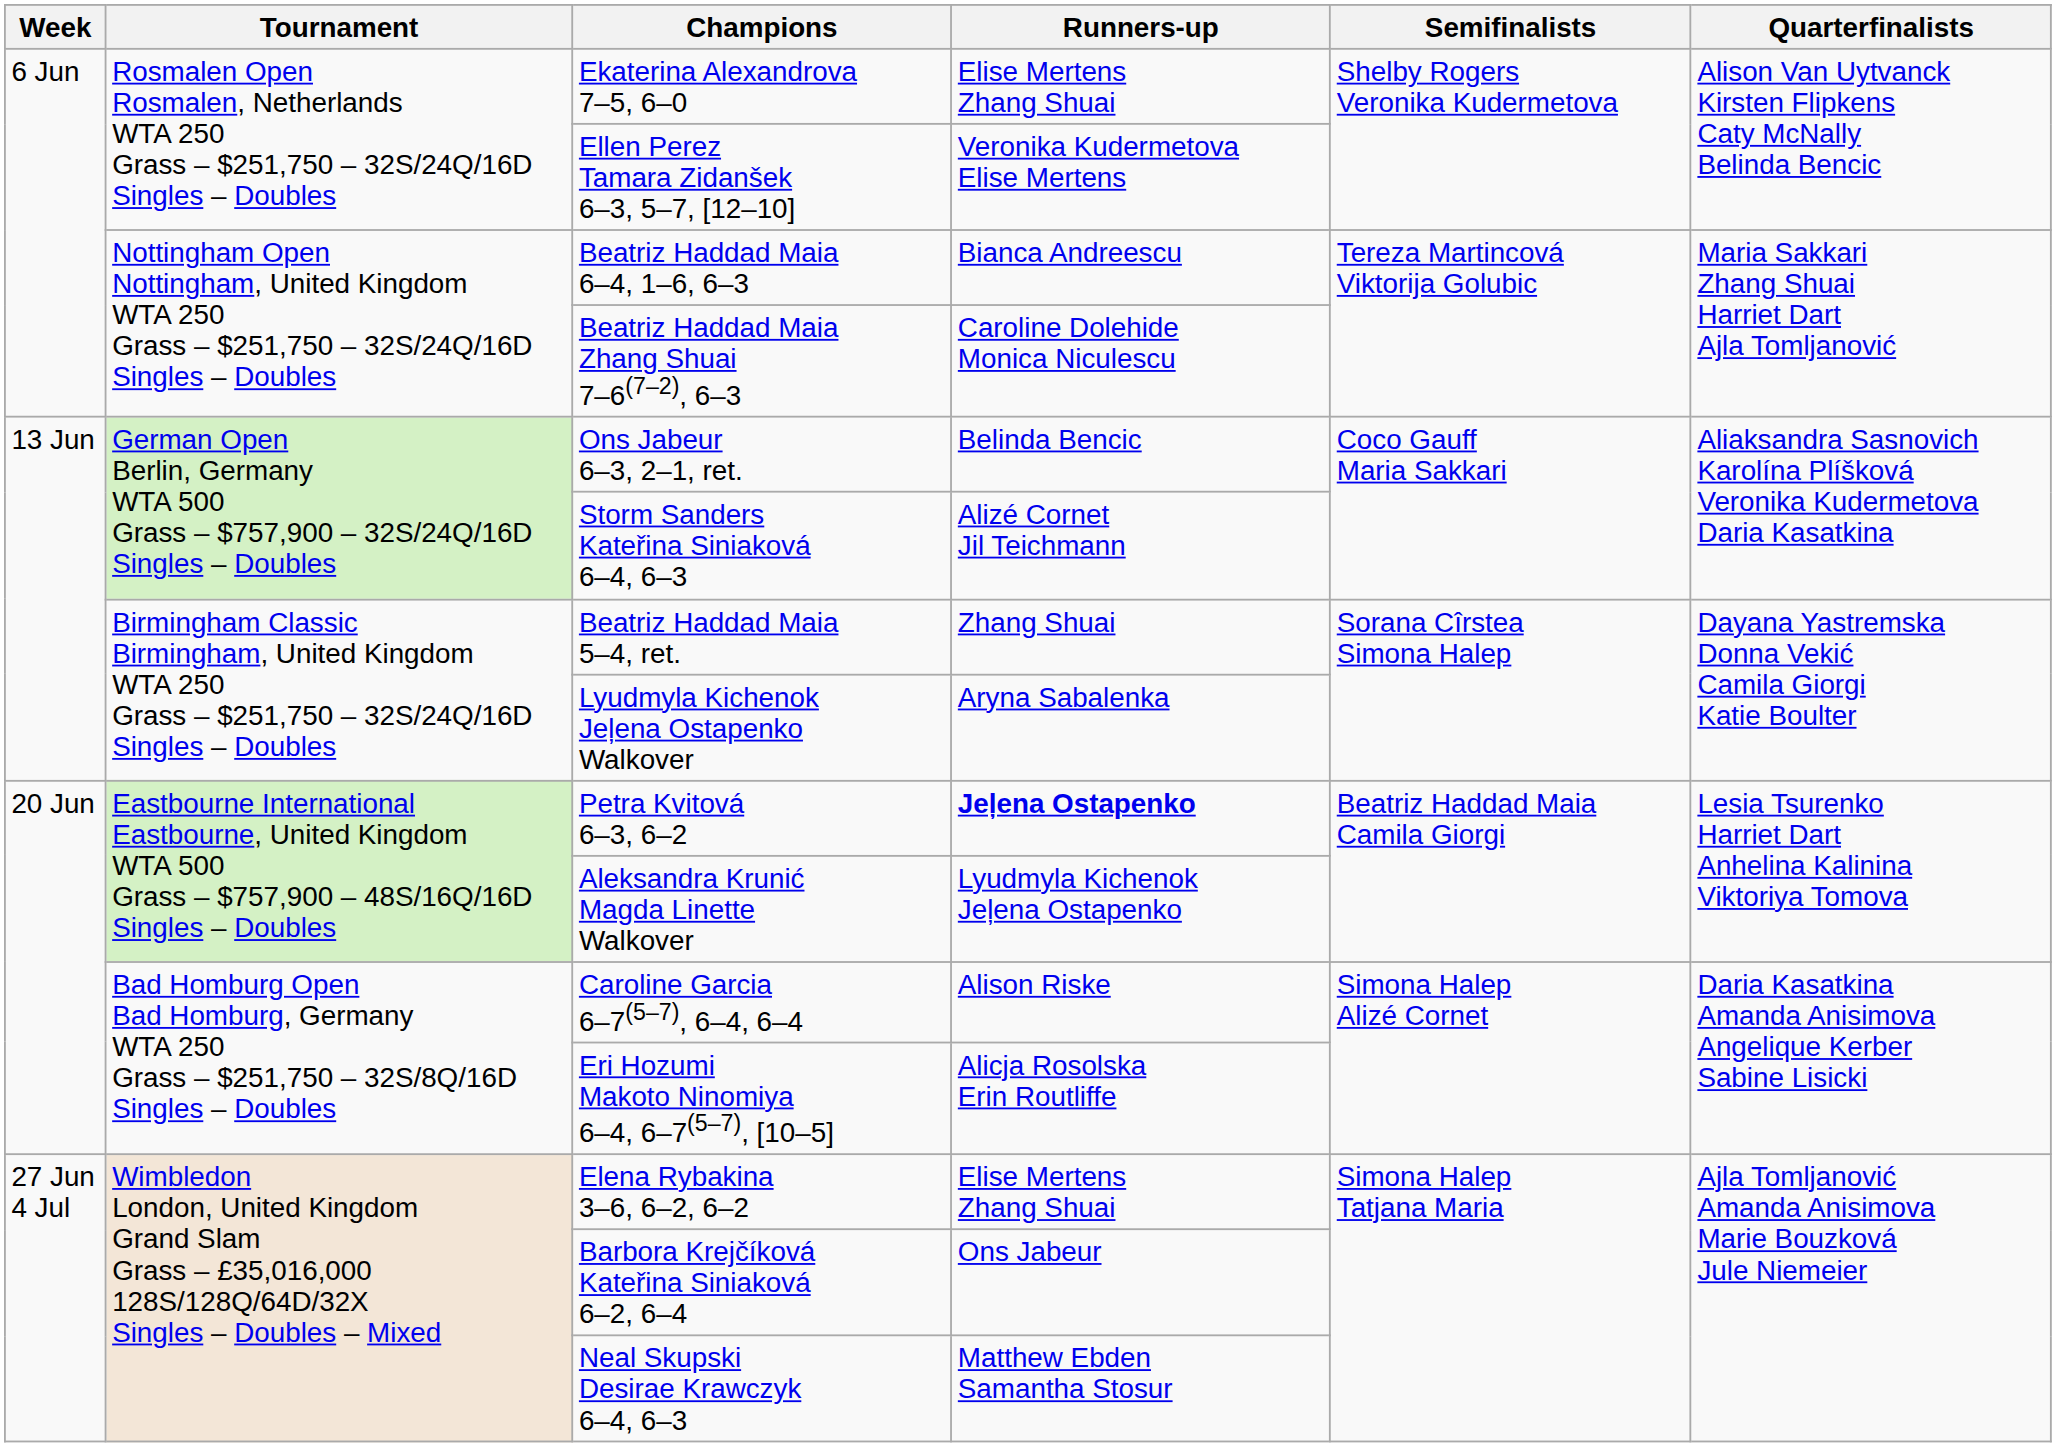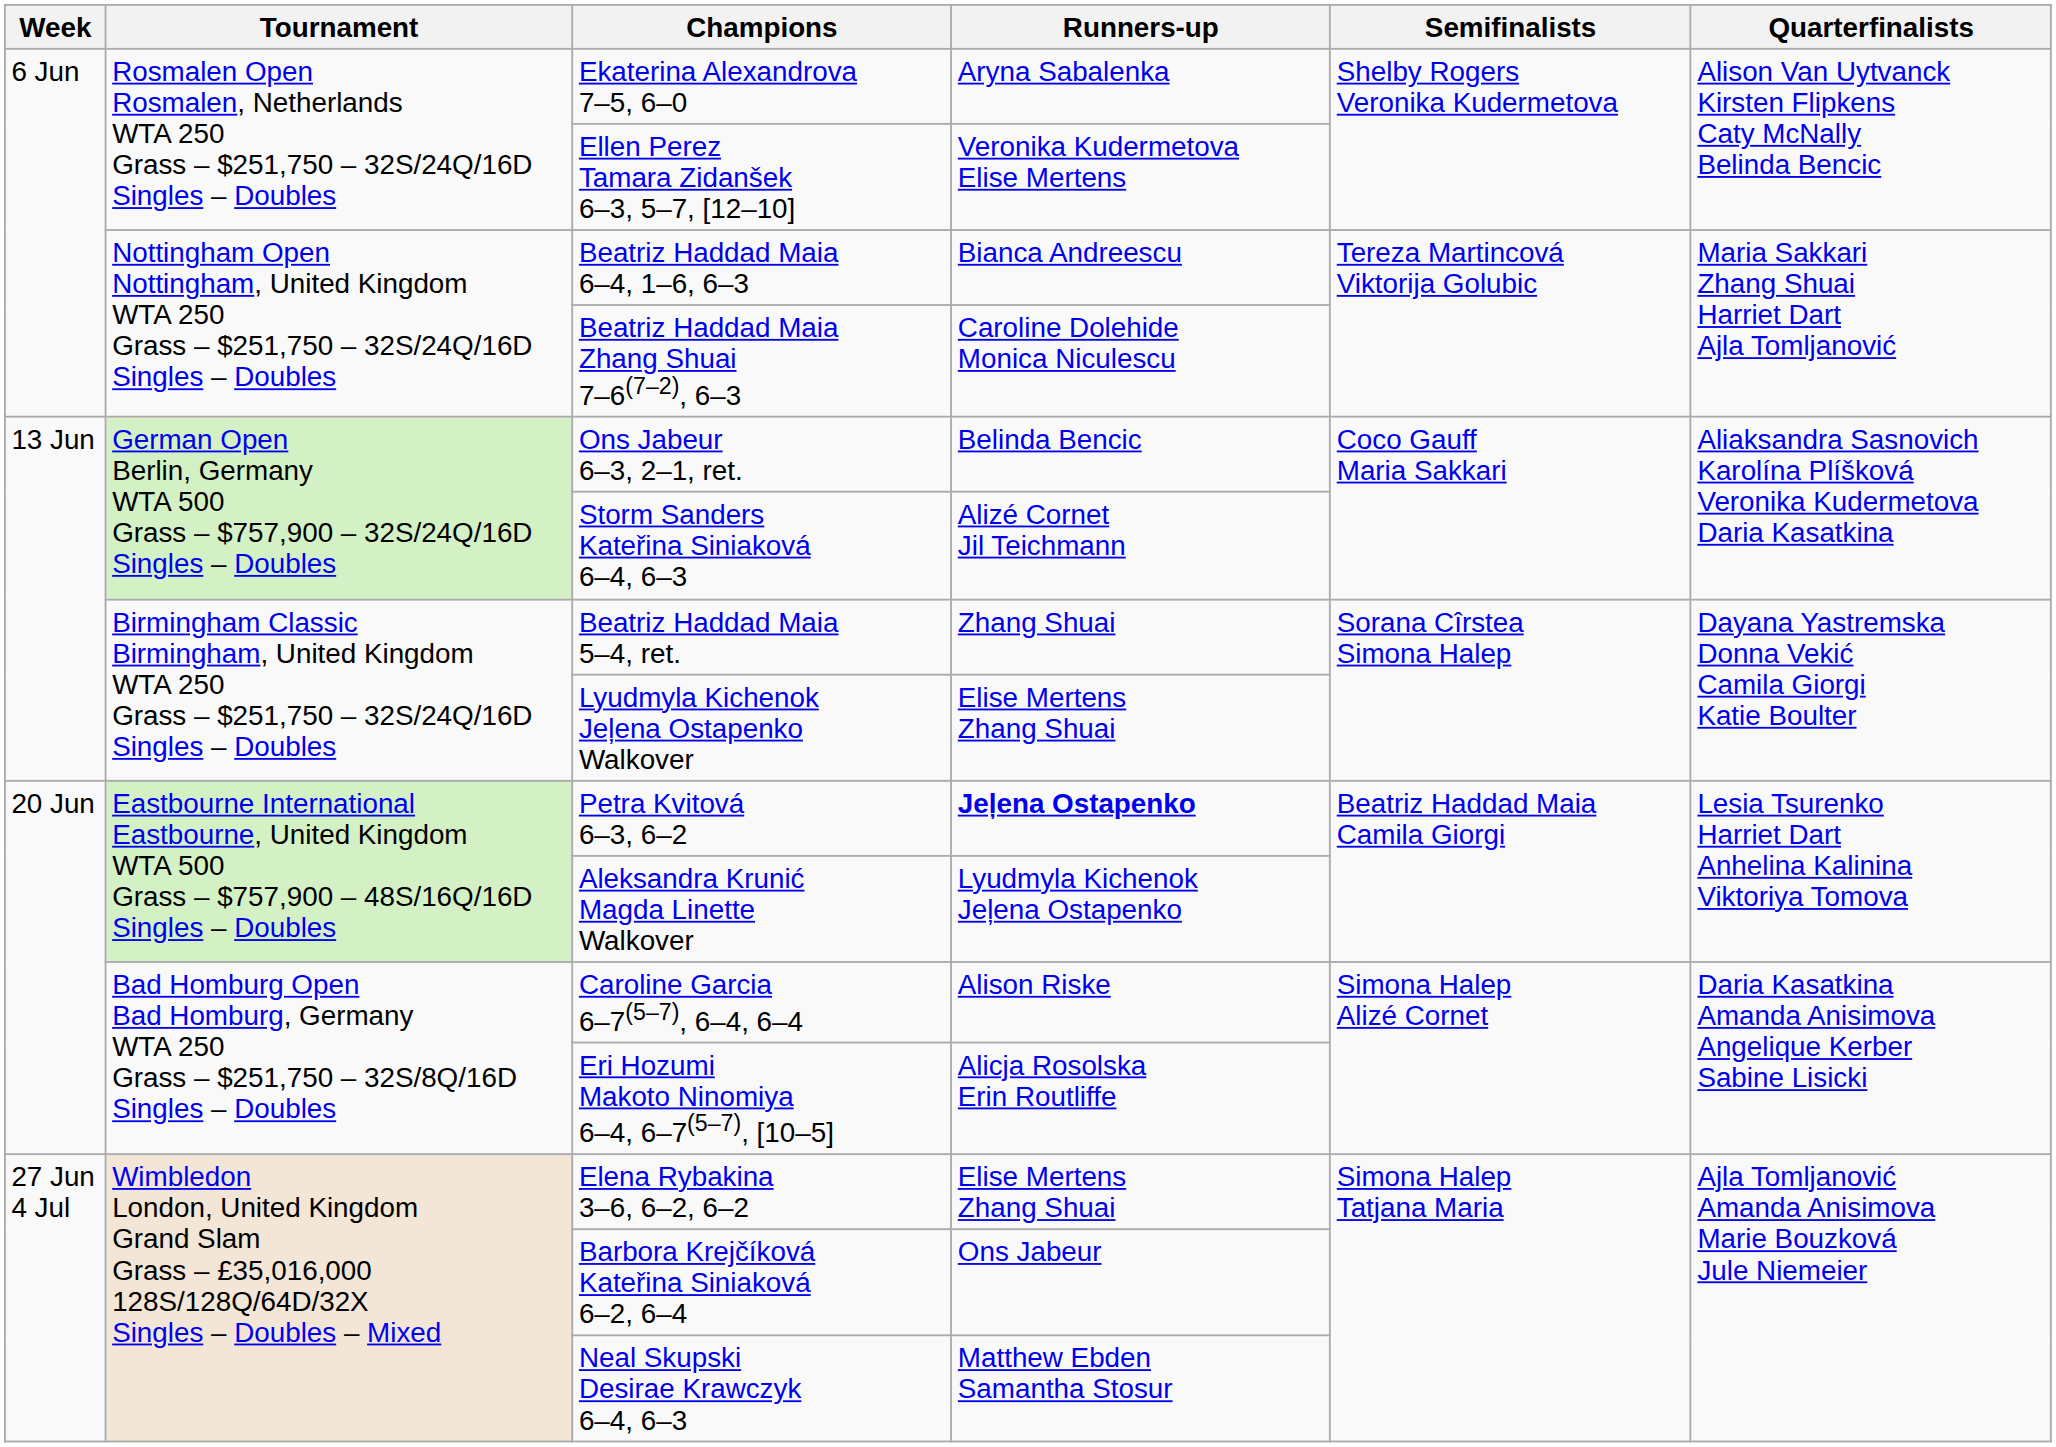(1042, 87) Elise Mertens Zhang Shuai -> (1064, 71) Aryna Sabalenka
(1064, 696) Aryna Sabalenka -> (1042, 712) Elise Mertens Zhang Shuai
